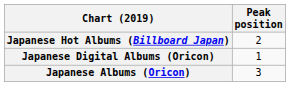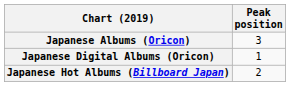rows swapped: (118, 73) <-> (118, 40)
